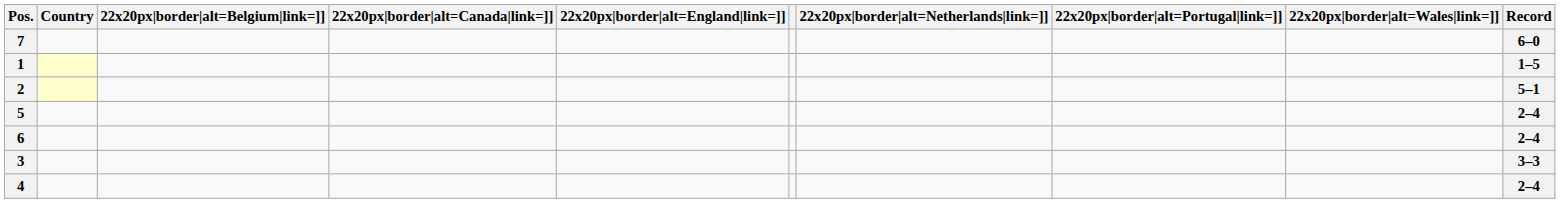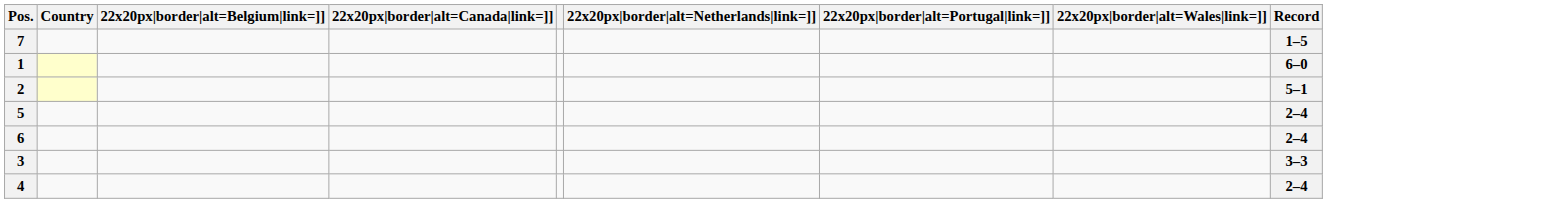- column: (673, 17)
(1529, 41) 6–0 -> (1297, 41) 1–5
(1529, 65) 1–5 -> (1297, 65) 6–0
